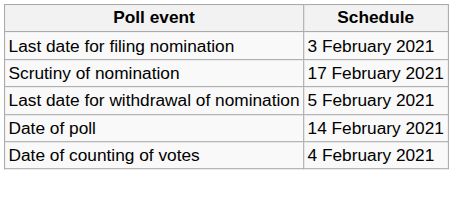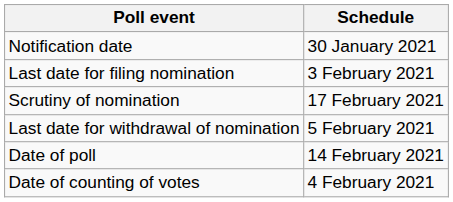+ row: (70, 45)
